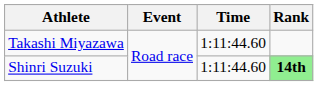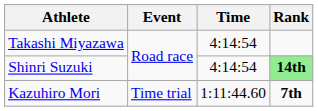(233, 43) 1:11:44.60 -> (233, 43) 4:14:54
(233, 68) 1:11:44.60 -> (233, 68) 4:14:54
+ row: (54, 93)
